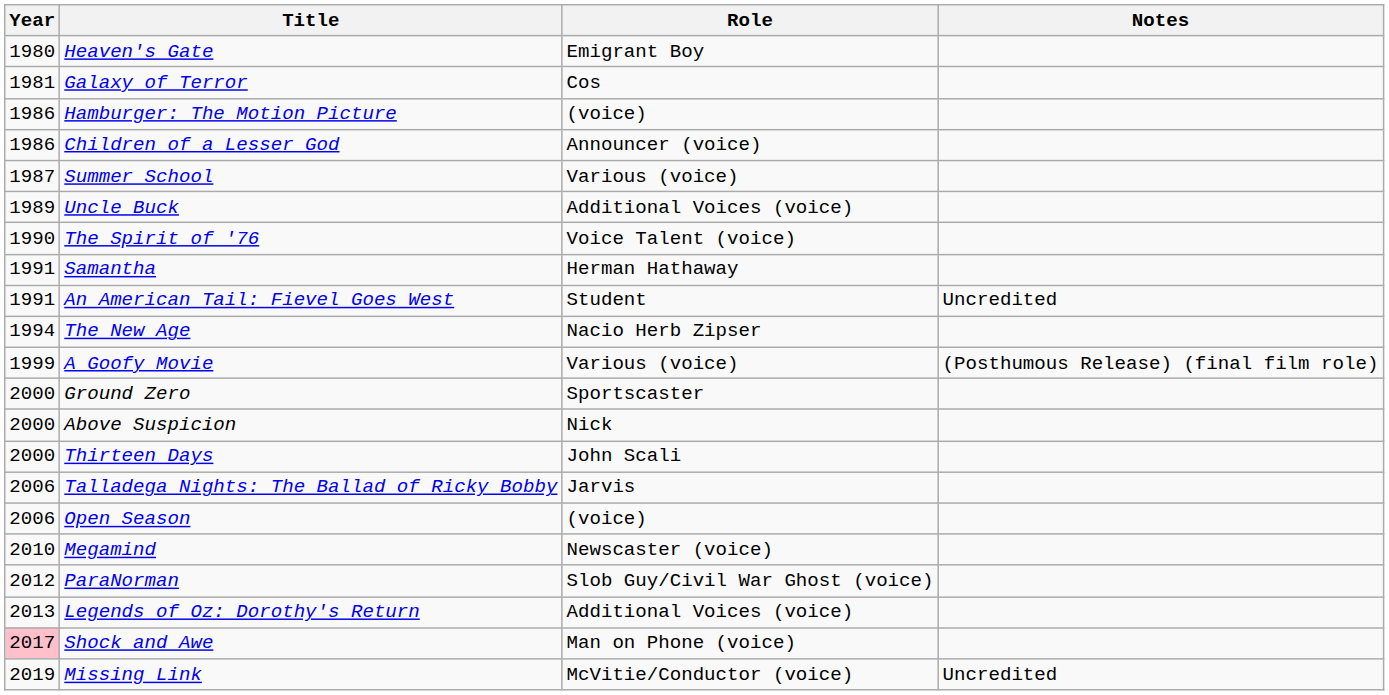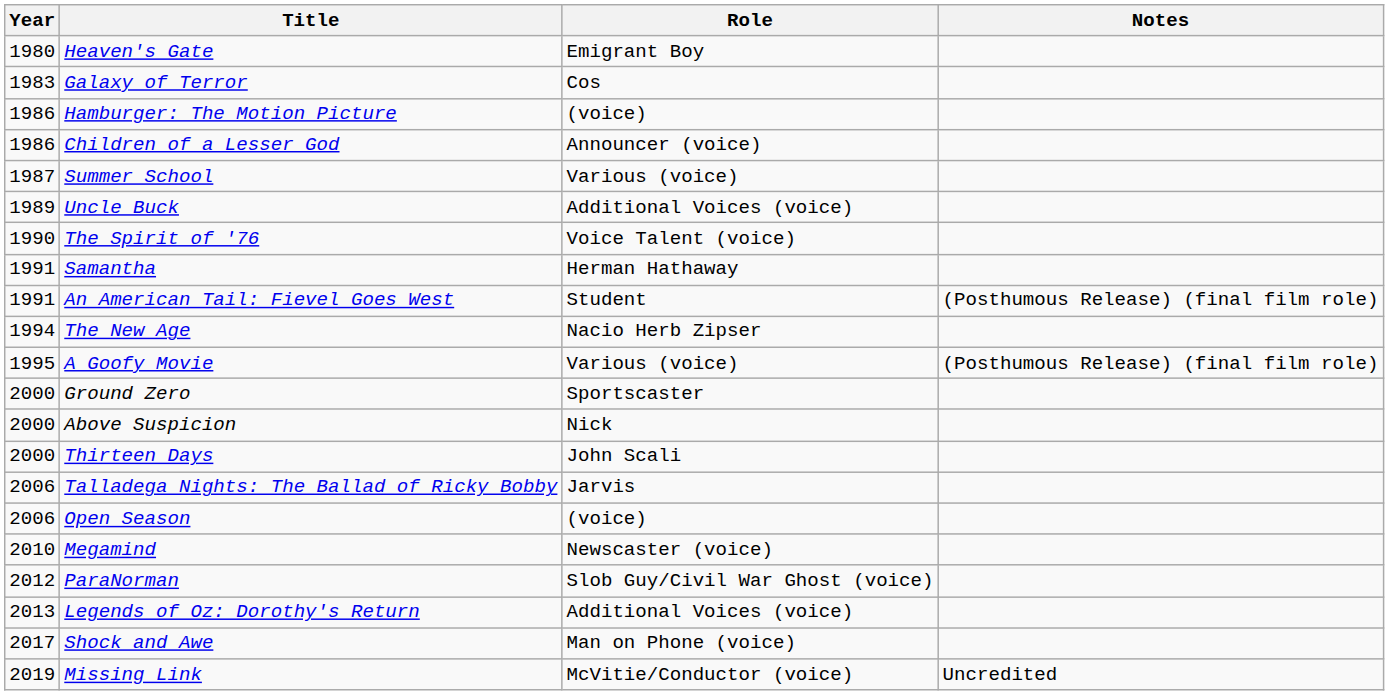(32, 83) 1981 -> (32, 83) 1983
(1000, 301) Uncredited -> (1160, 301) (Posthumous Release) (final film role)
(32, 363) 1999 -> (32, 363) 1995
(32, 643) pink background -> (32, 643) no background
